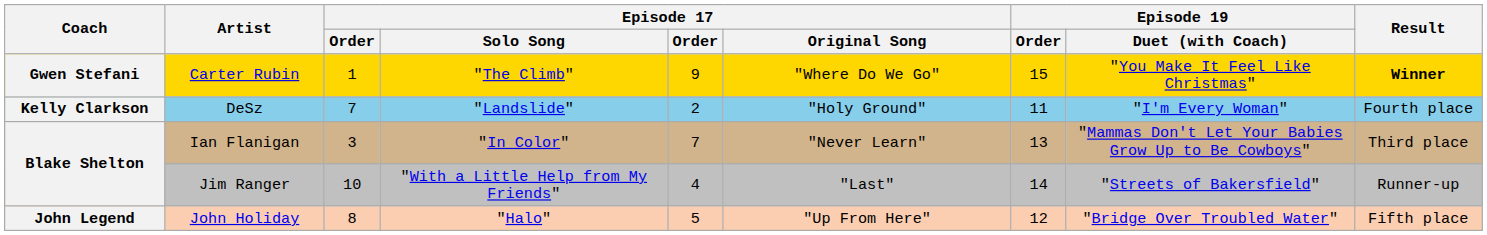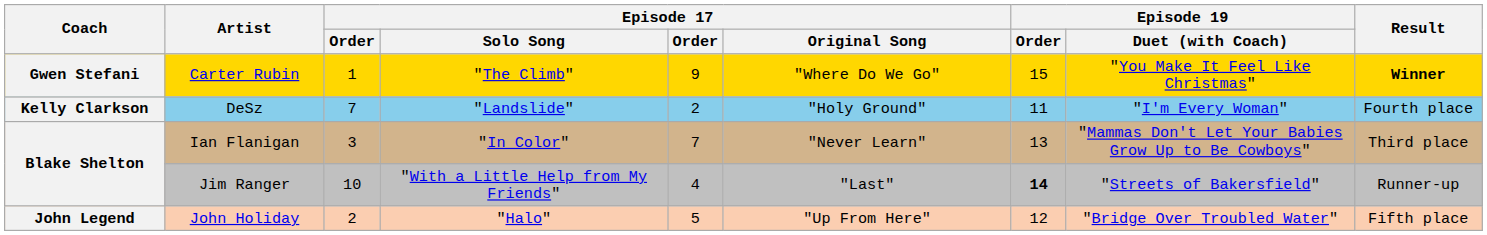(1039, 185) normal -> (1039, 185) bold
(352, 218) 8 -> (352, 218) 2
